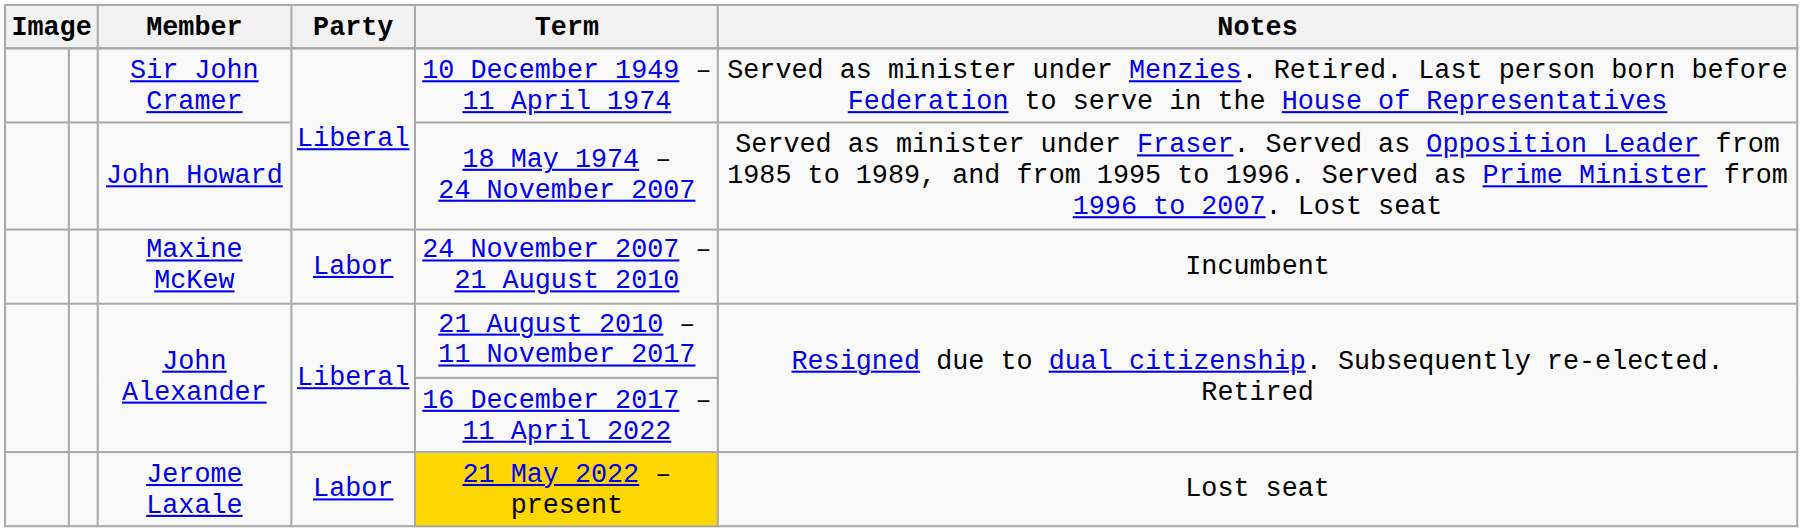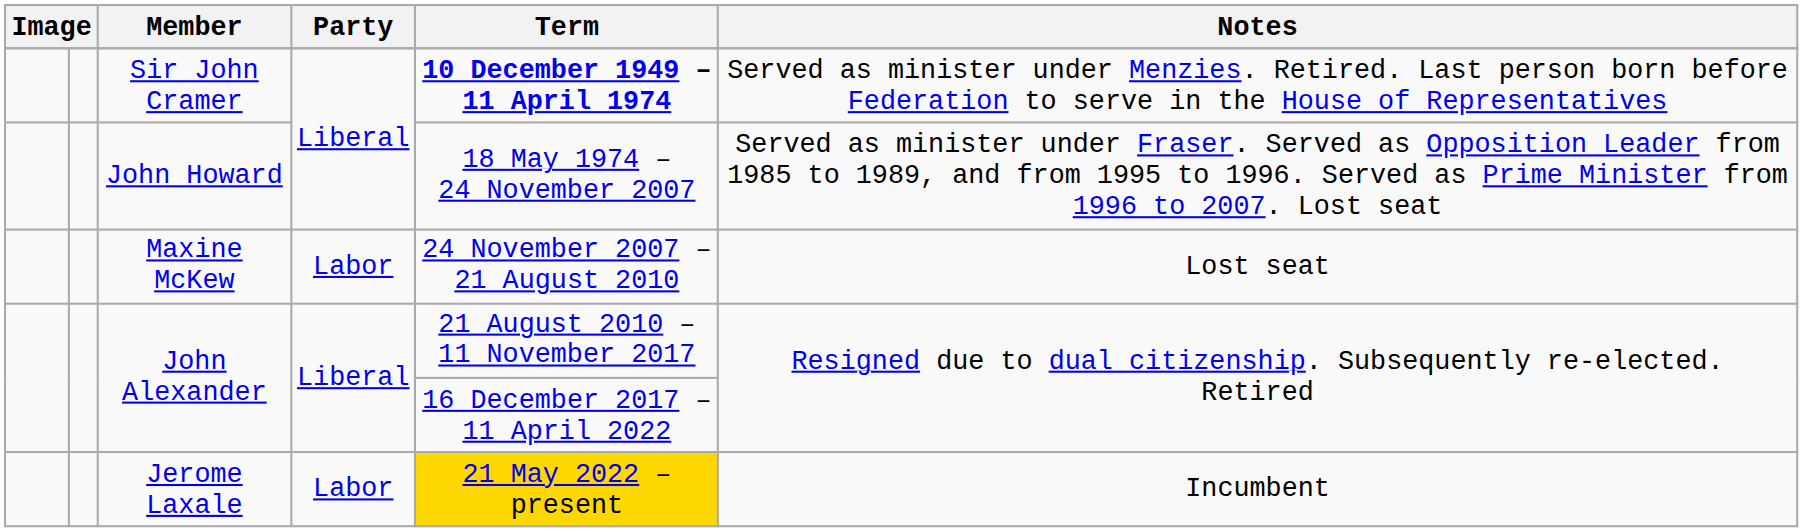(567, 86) normal -> (567, 86) bold
(1258, 266) Incumbent -> (1258, 266) Lost seat
(1258, 490) Lost seat -> (1258, 490) Incumbent
